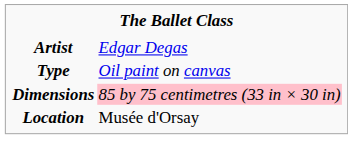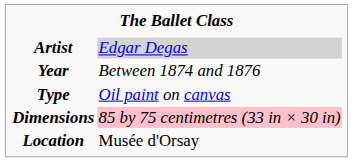(143, 48) no background -> (143, 48) lightgrey background
+ row: (53, 71)
